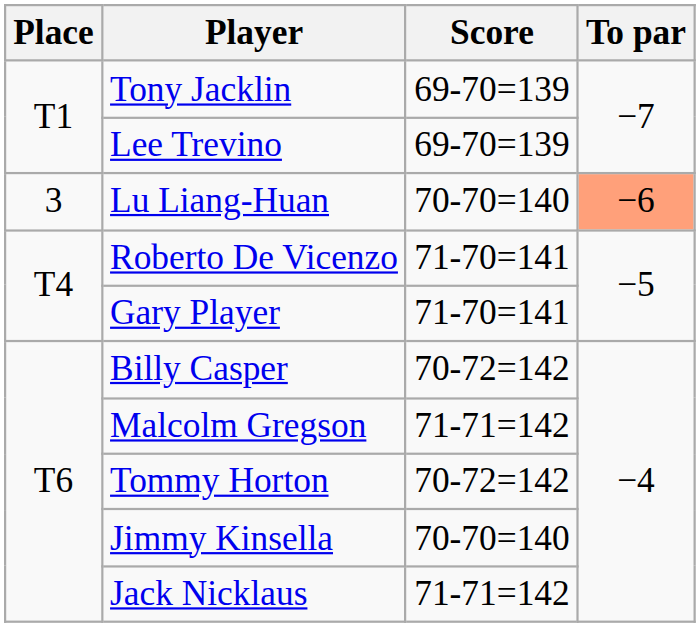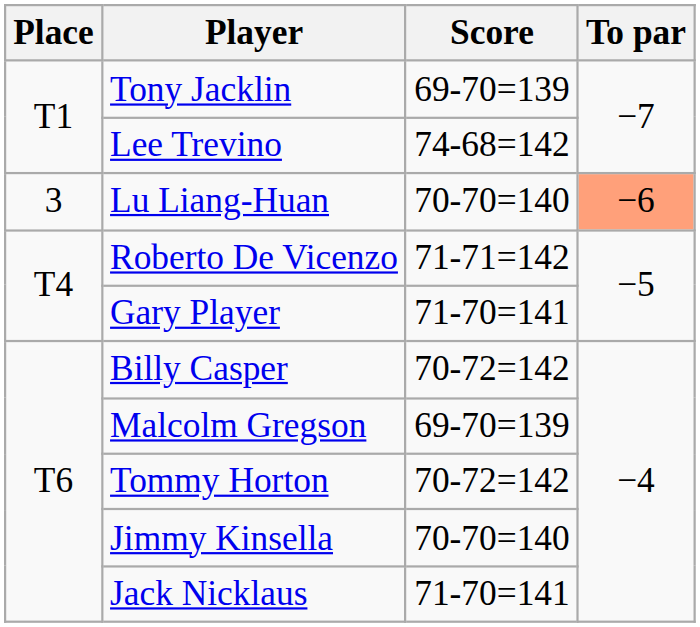(492, 144) 69-70=139 -> (492, 144) 74-68=142
(492, 256) 71-70=141 -> (492, 256) 71-71=142
(492, 425) 71-71=142 -> (492, 425) 69-70=139
(492, 593) 71-71=142 -> (492, 593) 71-70=141
